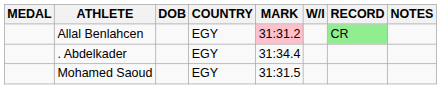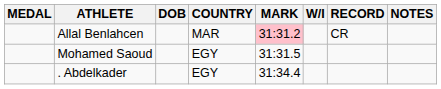(205, 34) EGY -> (206, 34) MAR
(340, 34) lightgreen background -> (340, 34) no background
rows swapped: (105, 73) <-> (92, 53)
